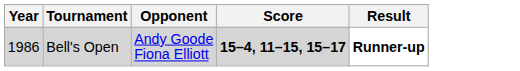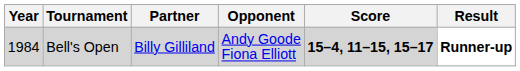+ column: (175, 16)
(24, 47) 1986 -> (24, 47) 1984
